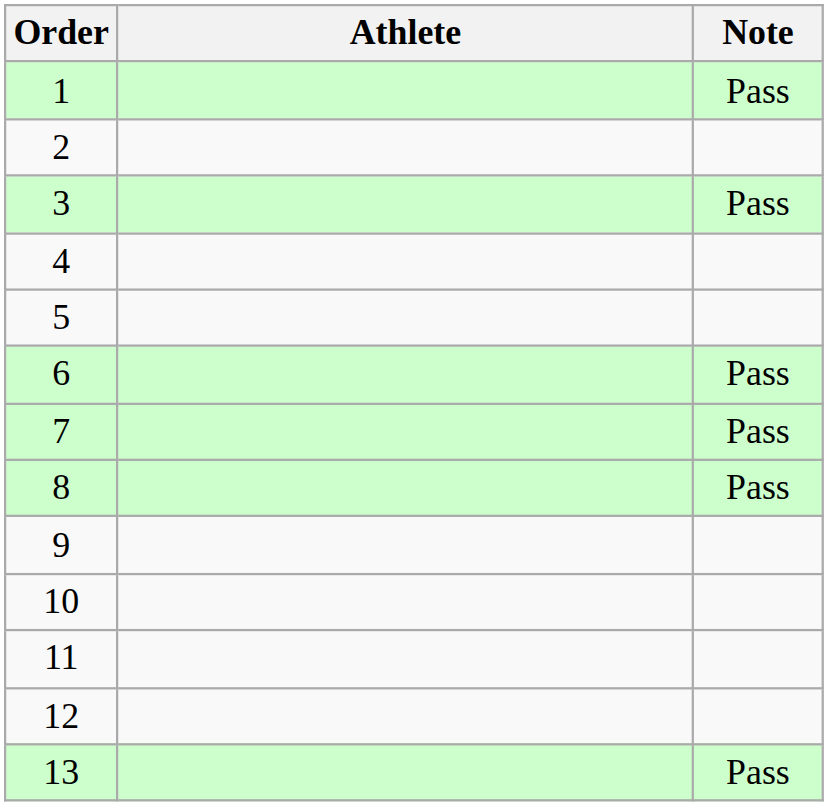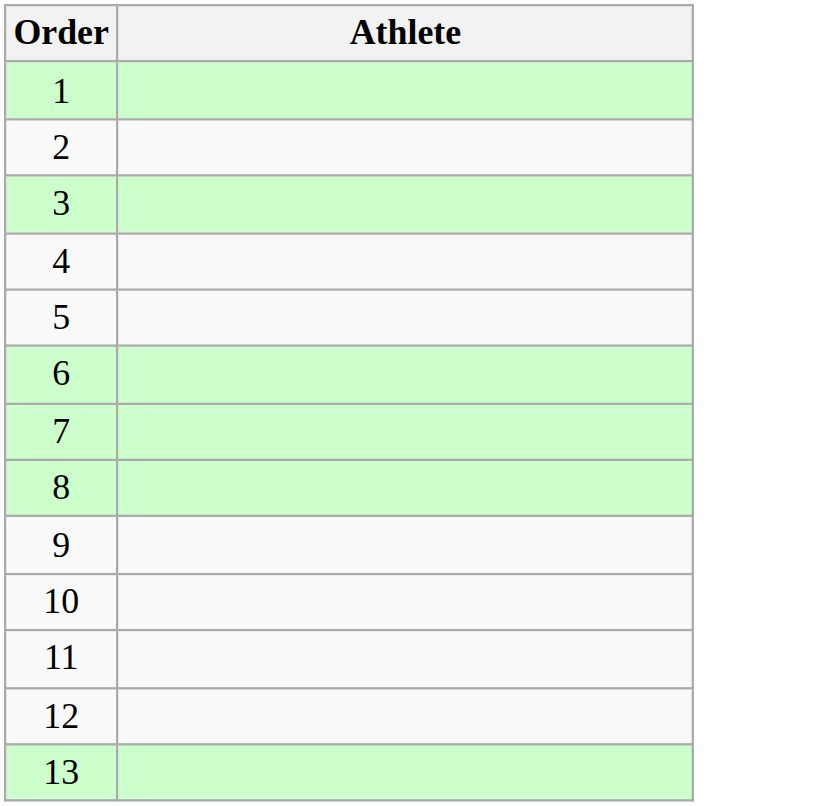- column: (758, 32)
